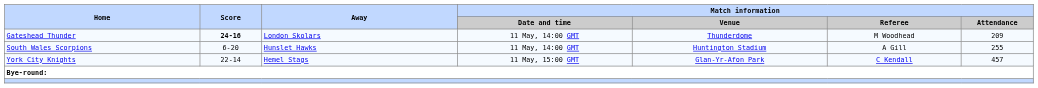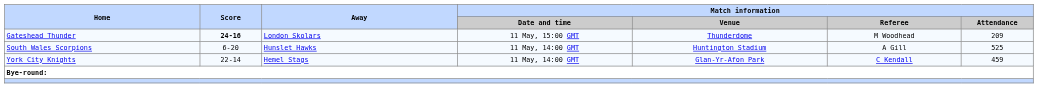(545, 35) 11 May, 14:00 GMT -> (545, 35) 11 May, 15:00 GMT
(997, 48) 255 -> (997, 48) 525
(545, 60) 11 May, 15:00 GMT -> (545, 60) 11 May, 14:00 GMT
(997, 60) 457 -> (997, 60) 459
